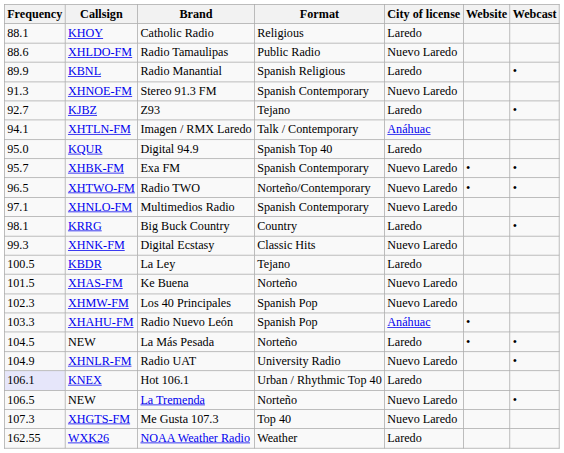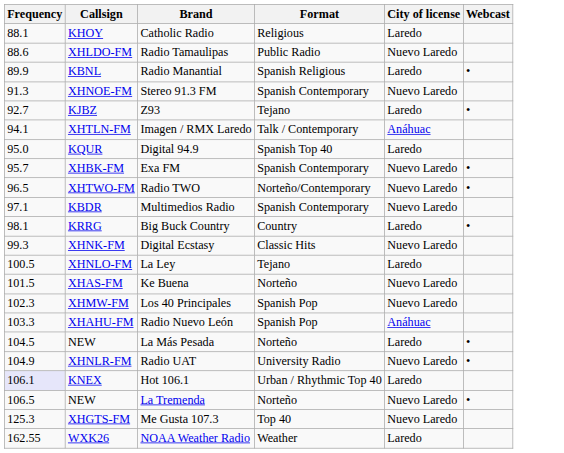- column: (486, 14)
(100, 206) XHNLO-FM -> (85, 206) KBDR
(85, 264) KBDR -> (100, 264) XHNLO-FM
(21, 419) 107.3 -> (21, 419) 125.3
